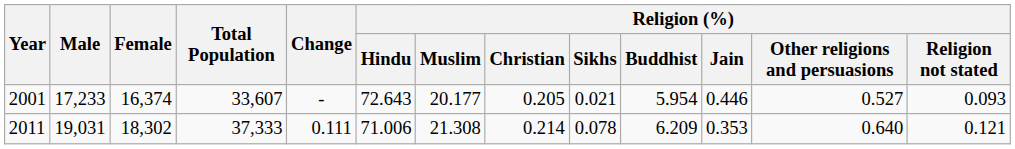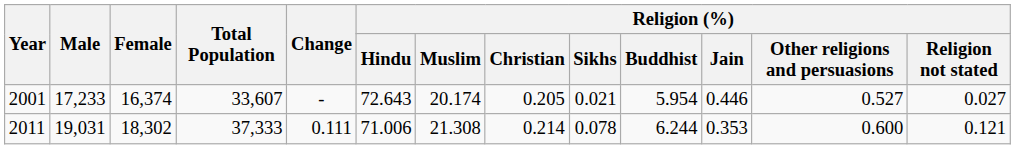(455, 98) 20.177 -> (455, 98) 20.174
(985, 98) 0.093 -> (985, 98) 0.027
(677, 128) 6.209 -> (677, 128) 6.244
(882, 128) 0.640 -> (882, 128) 0.600
